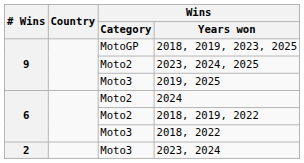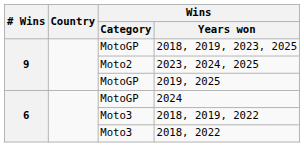(116, 82) Moto3 -> (119, 82) MotoGP
(116, 99) Moto2 -> (119, 99) MotoGP
(116, 116) Moto2 -> (116, 116) Moto3
- row: (188, 151)
